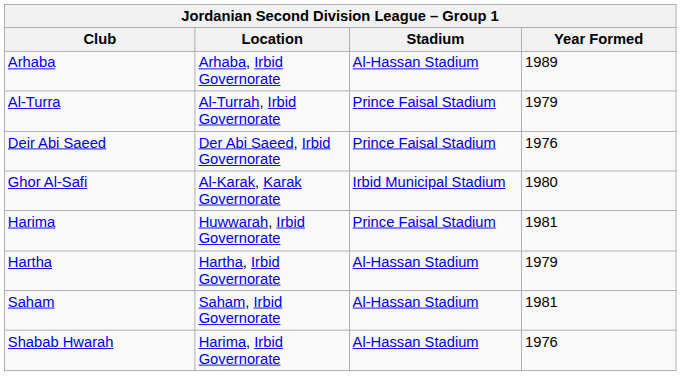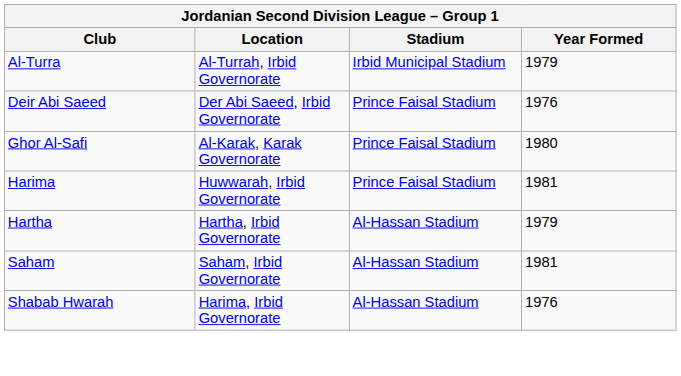- row: (32, 62)
(424, 102) Prince Faisal Stadium -> (429, 62) Irbid Municipal Stadium
(429, 182) Irbid Municipal Stadium -> (424, 142) Prince Faisal Stadium
